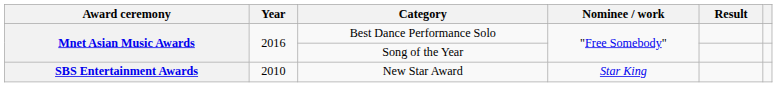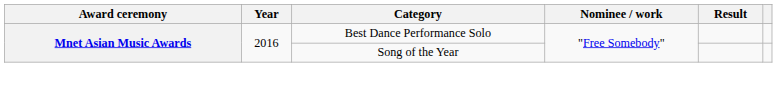- row: (423, 71)
